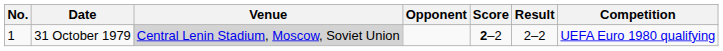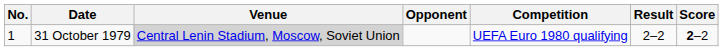columns swapped: (491, 14) <-> (638, 14)
